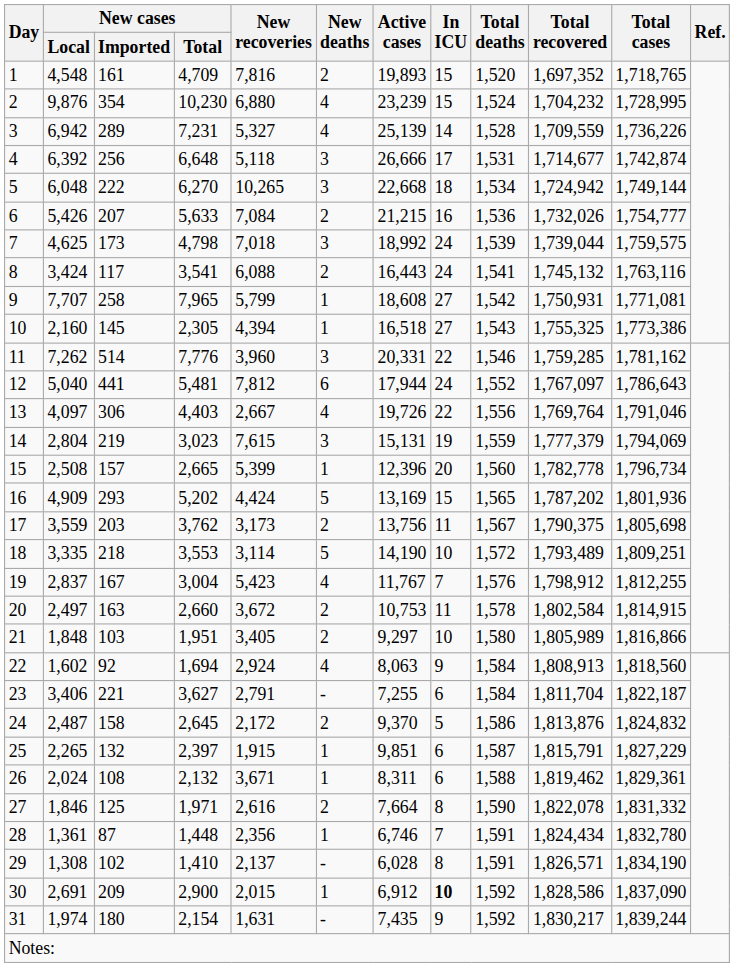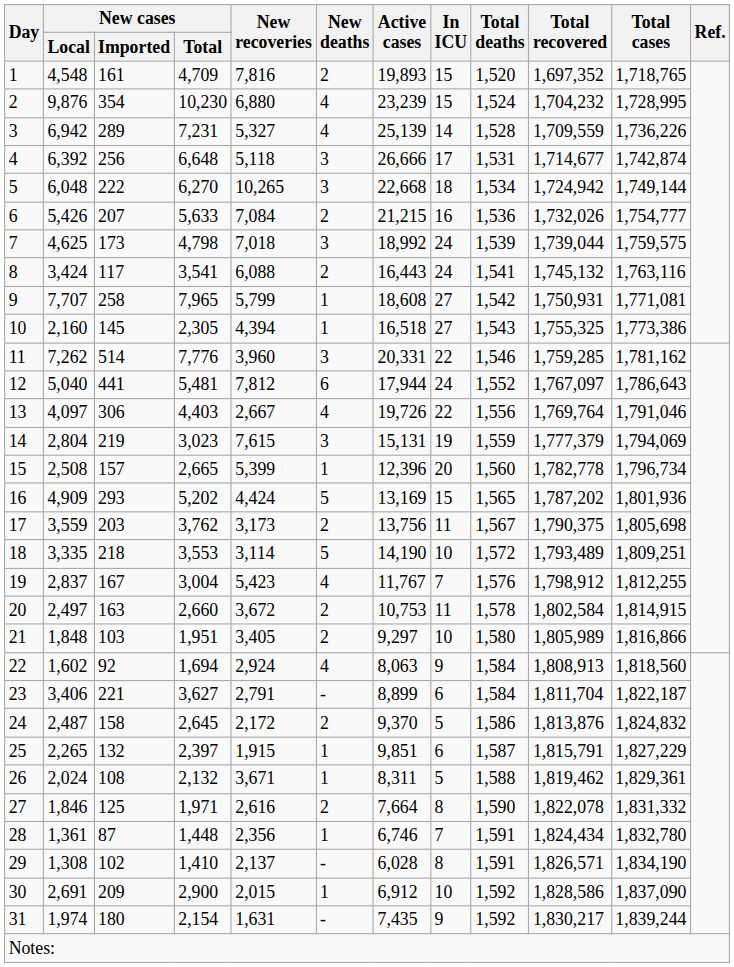(398, 694) 7,255 -> (398, 694) 8,899
(439, 779) 6 -> (439, 779) 5
(443, 891) bold -> (443, 891) normal
